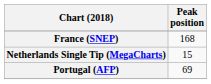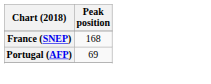- row: (86, 54)
